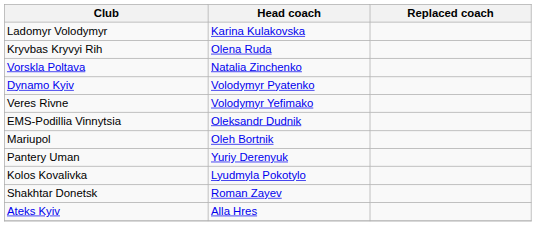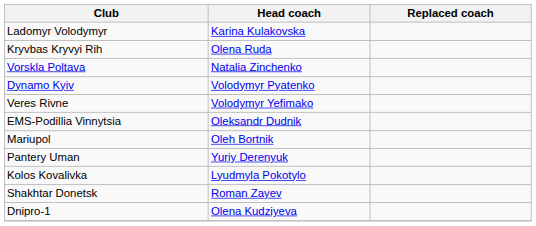+ row: (29, 211)
- row: (33, 211)
